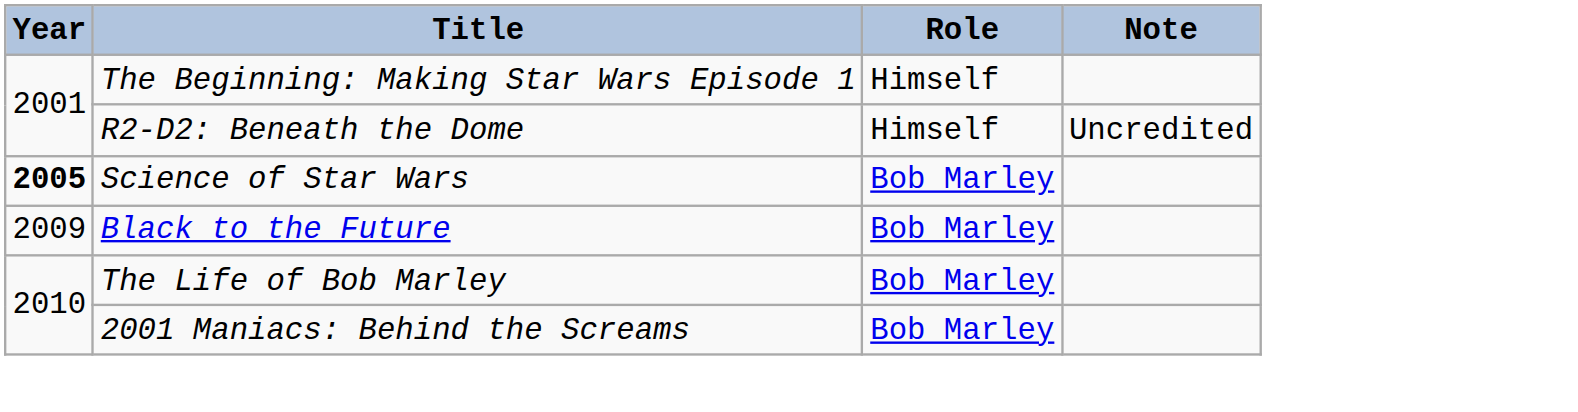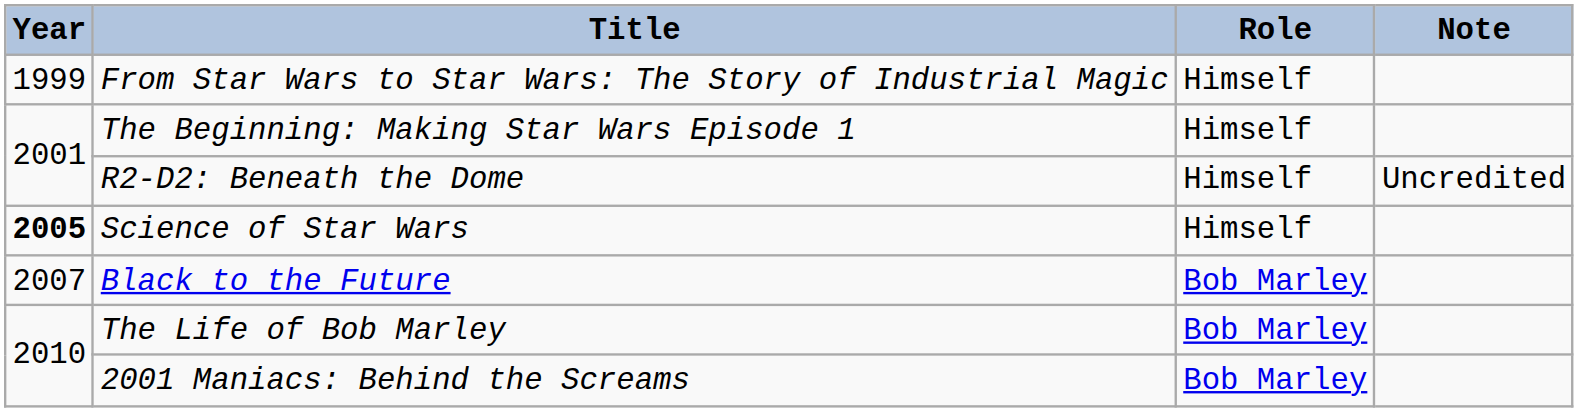+ row: (635, 80)
(962, 180) Bob Marley -> (1248, 230) Himself
(49, 230) 2009 -> (49, 280) 2007
